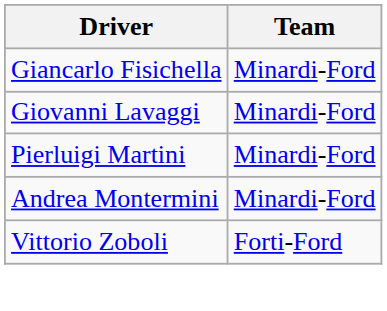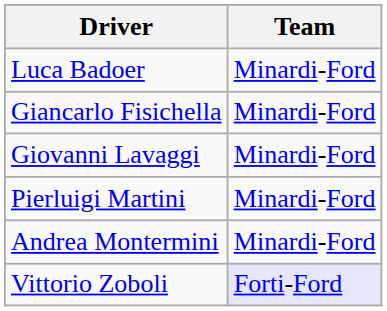+ row: (78, 69)
(288, 241) no background -> (288, 284) lavender background
